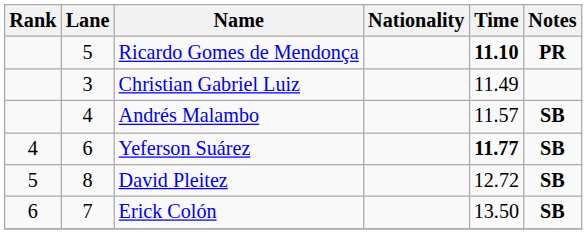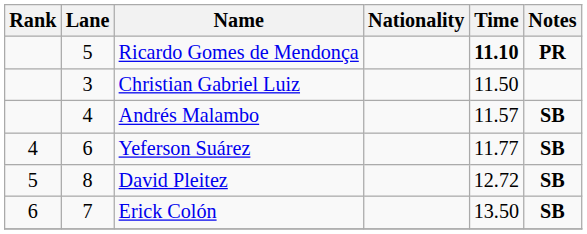(496, 84) 11.49 -> (496, 84) 11.50
(496, 148) bold -> (496, 148) normal
